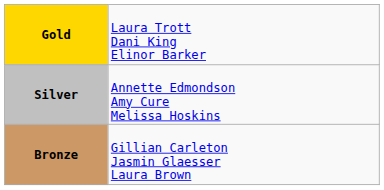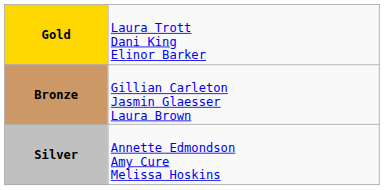rows swapped: (56, 95) <-> (56, 155)
